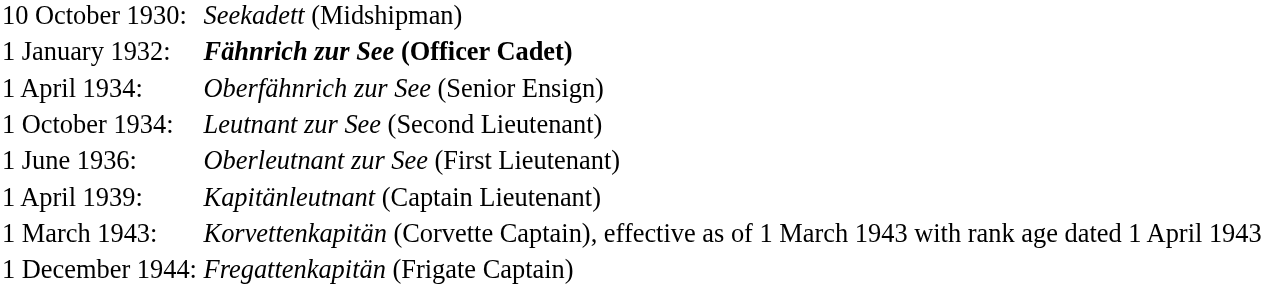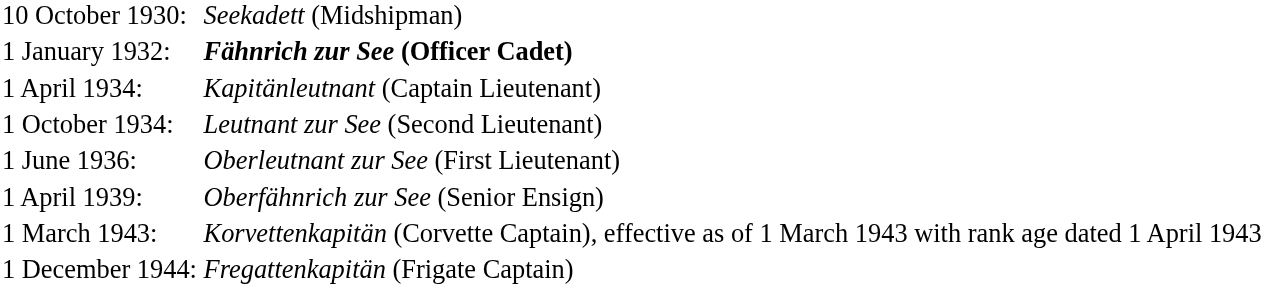(404, 88) Oberfähnrich zur See (Senior Ensign) -> (402, 88) Kapitänleutnant (Captain Lieutenant)
(402, 196) Kapitänleutnant (Captain Lieutenant) -> (404, 196) Oberfähnrich zur See (Senior Ensign)
